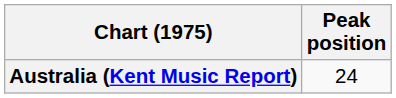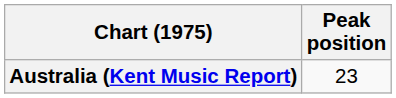(347, 76) 24 -> (347, 76) 23
